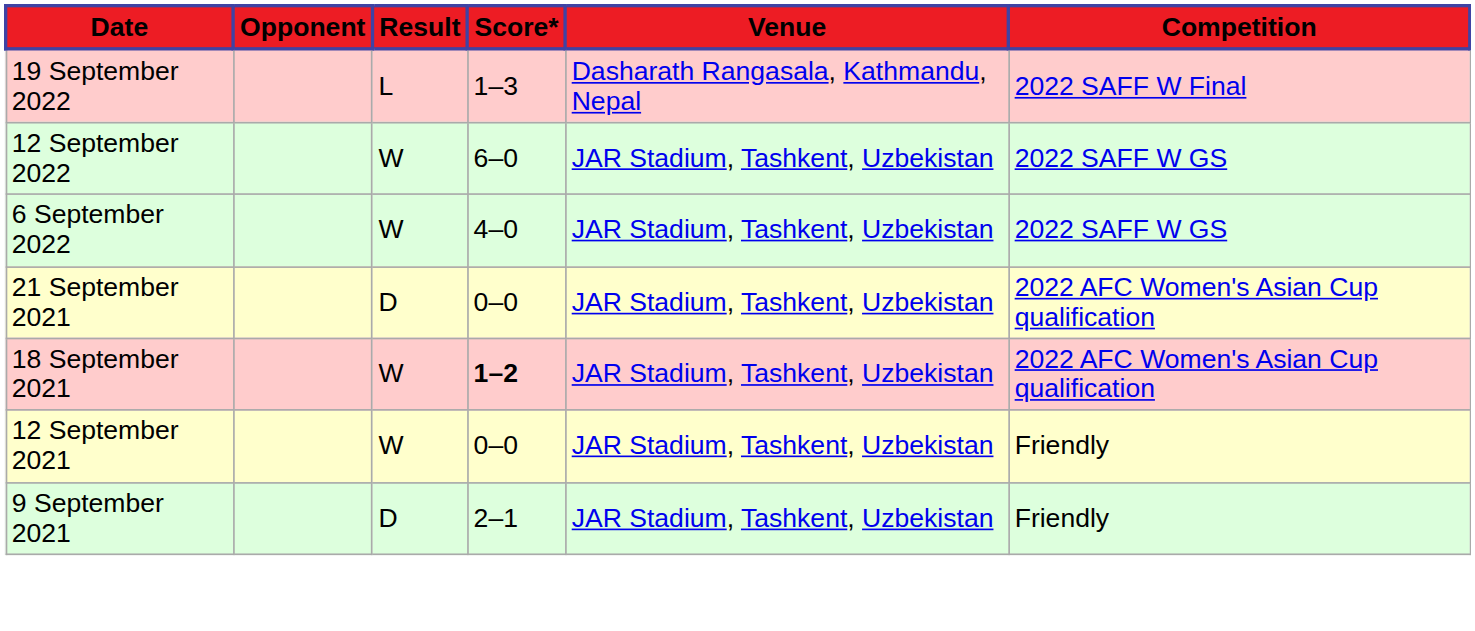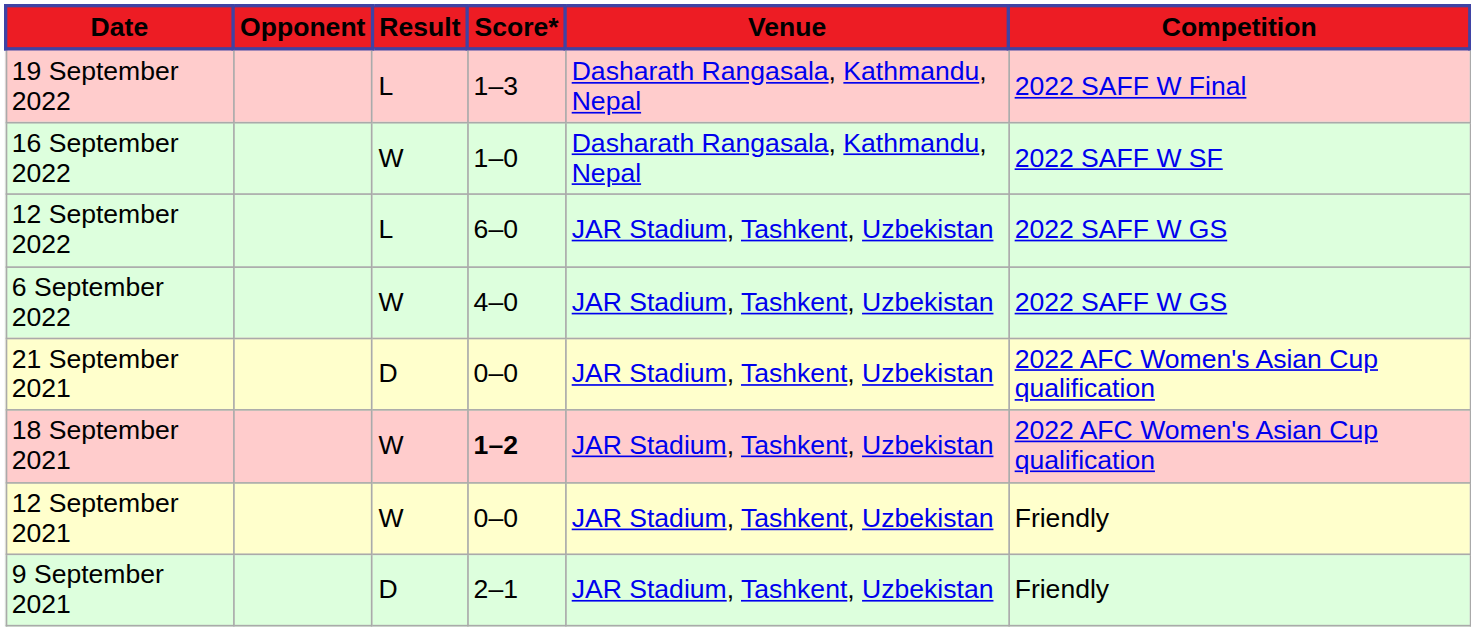+ row: (95, 157)
(391, 157) W -> (386, 229) L
